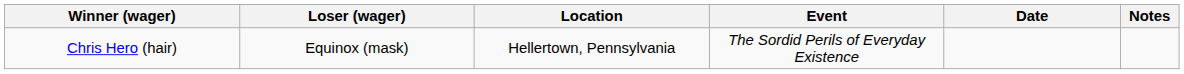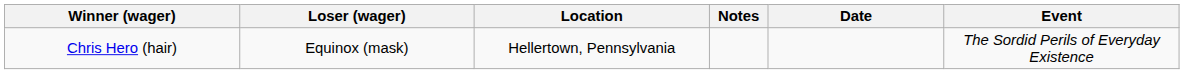columns swapped: (827, 16) <-> (1150, 16)
